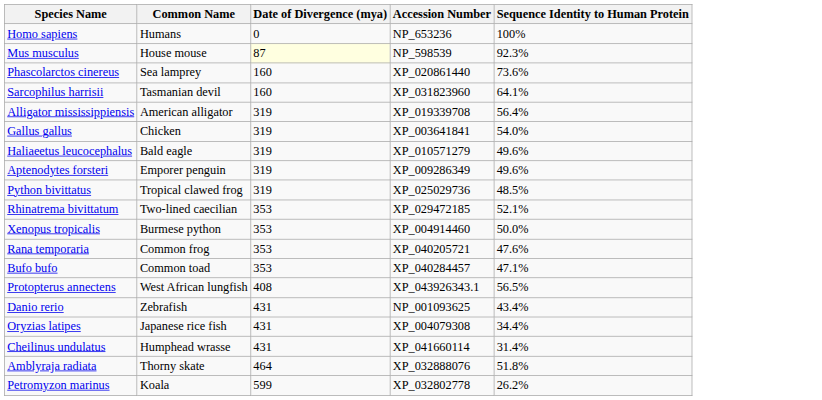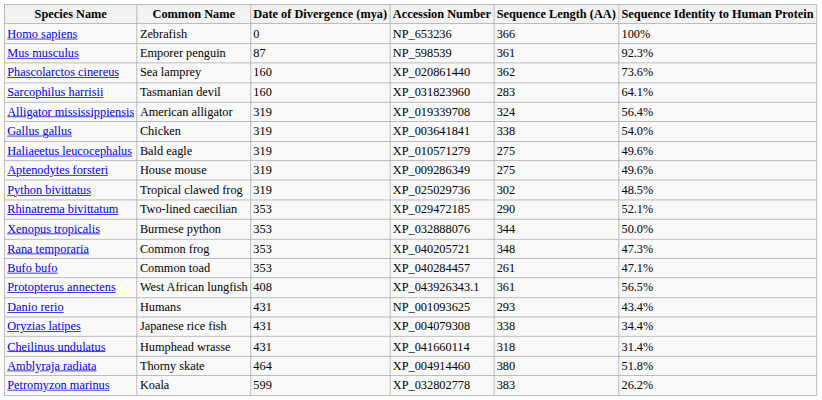+ column: (556, 14)
(160, 33) Humans -> (163, 33) Zebrafish
(173, 53) House mouse -> (183, 53) Emporer penguin
(260, 53) lightyellow background -> (260, 53) no background
(183, 170) Emporer penguin -> (173, 170) House mouse
(431, 229) XP_004914460 -> (431, 229) XP_032888076
(513, 248) 47.6% -> (637, 248) 47.3%
(163, 307) Zebrafish -> (160, 307) Humans
(431, 365) XP_032888076 -> (431, 365) XP_004914460
